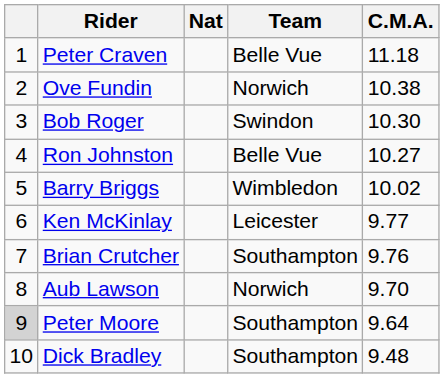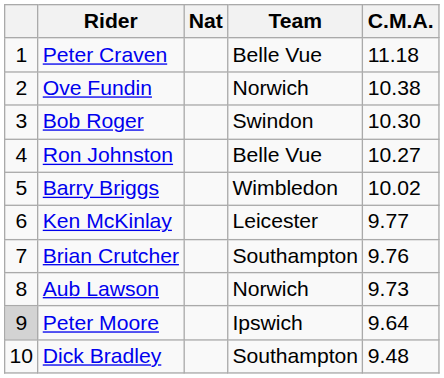(388, 289) 9.70 -> (388, 289) 9.73
(295, 322) Southampton -> (268, 322) Ipswich
